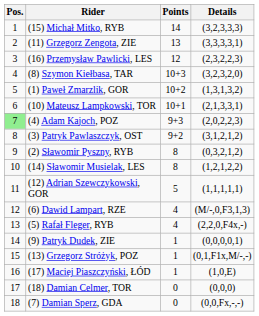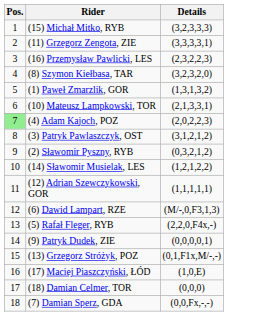- column: (176, 12)
